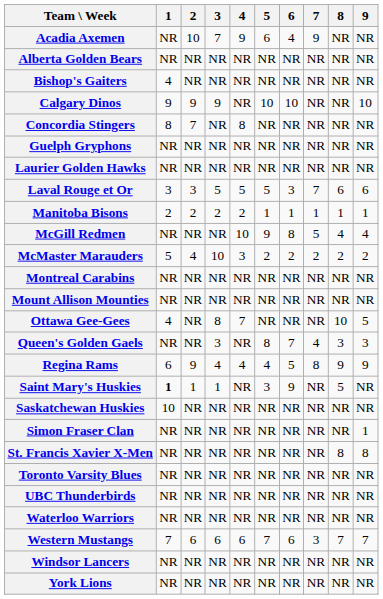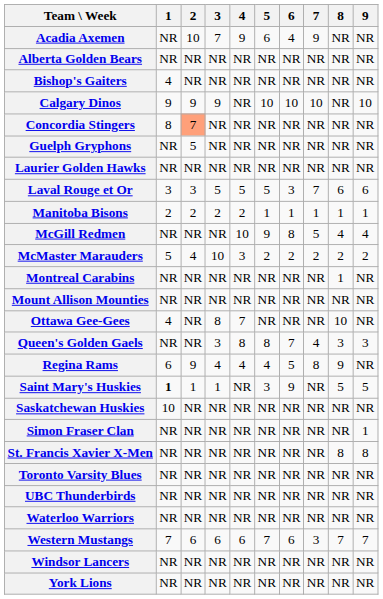(316, 103) NR -> (316, 103) 10
(193, 125) no background -> (193, 125) lightsalmon background
(242, 125) 8 -> (242, 125) NR
(193, 146) NR -> (193, 146) 5
(341, 278) NR -> (341, 278) 1
(365, 321) 5 -> (365, 321) NR
(242, 343) NR -> (242, 343) 8
(365, 365) 9 -> (365, 365) NR
(365, 387) NR -> (365, 387) 5
